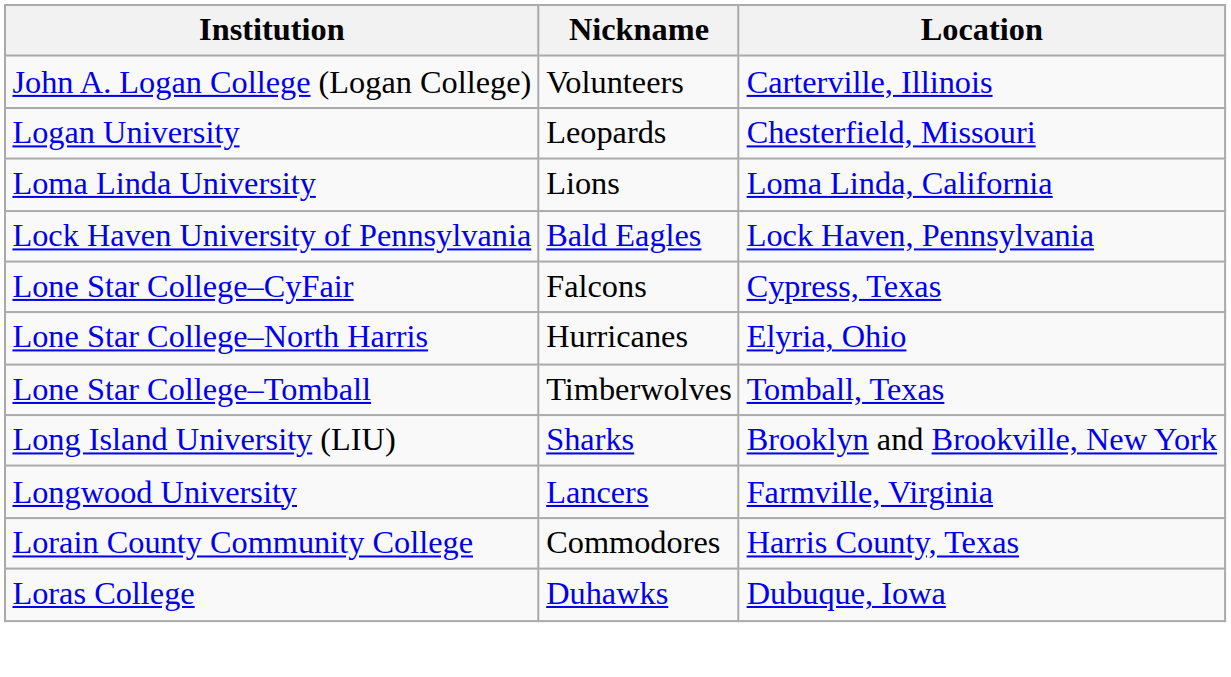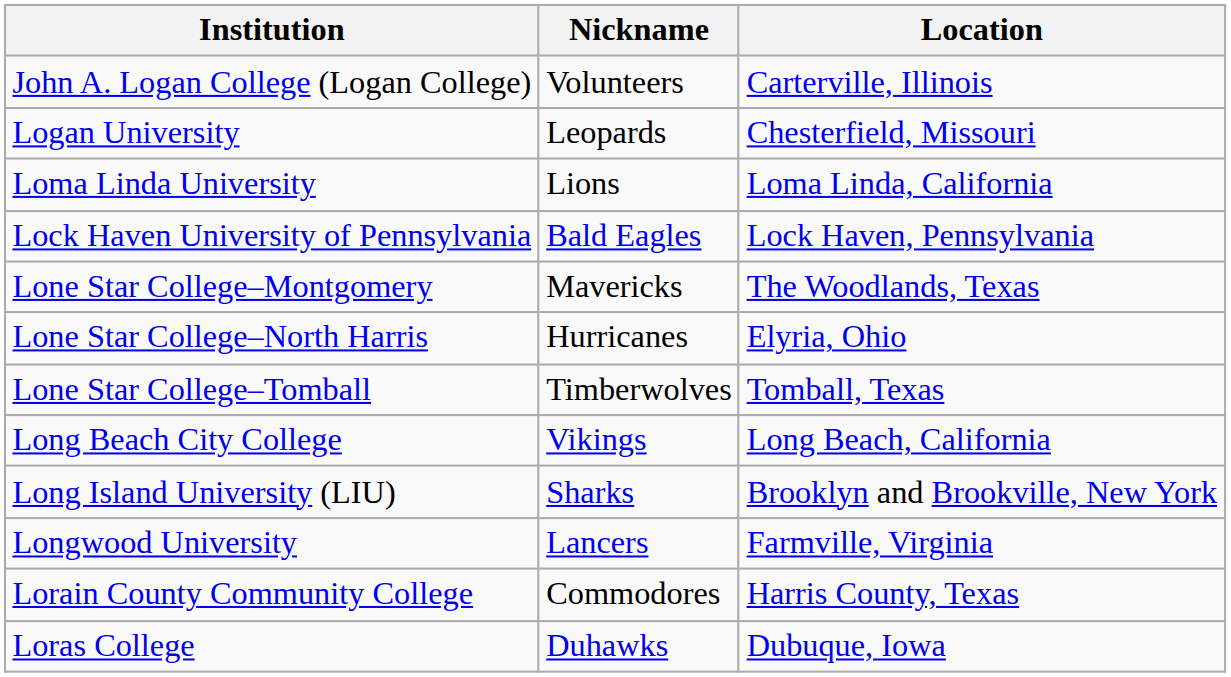- row: (183, 286)
+ row: (223, 286)
+ row: (177, 440)
